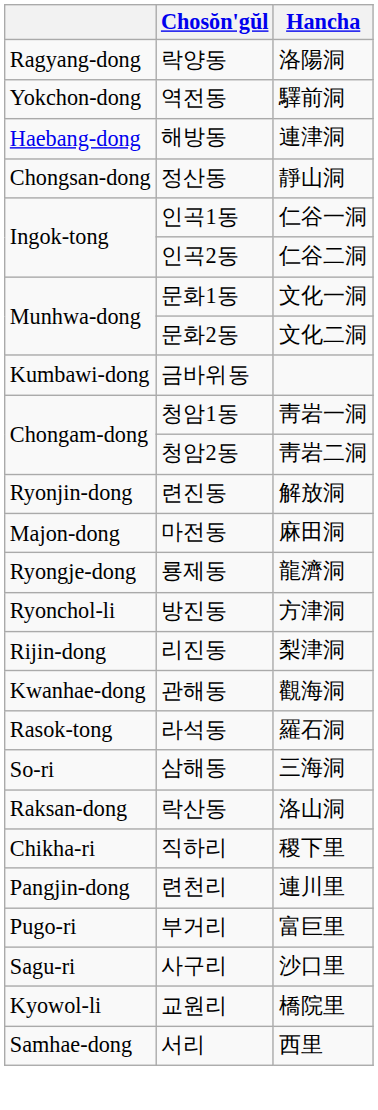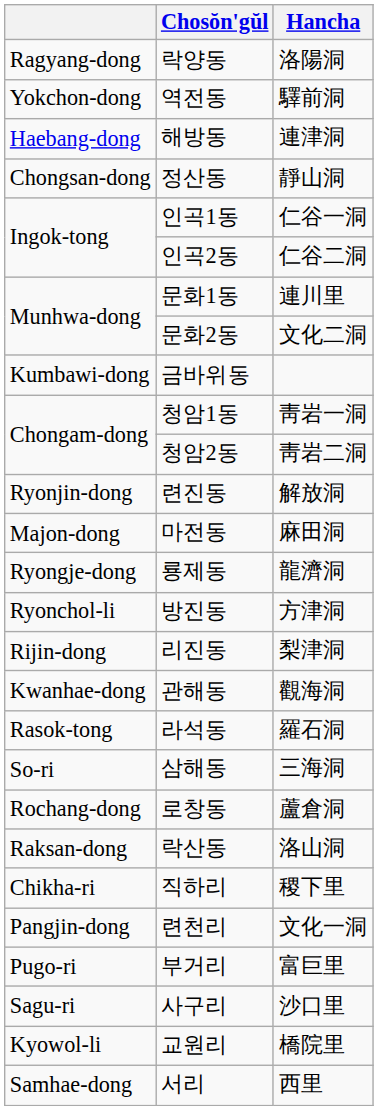(323, 295) 文化一洞 -> (312, 295) 連川里
+ row: (194, 808)
(312, 887) 連川里 -> (323, 926) 文化一洞
